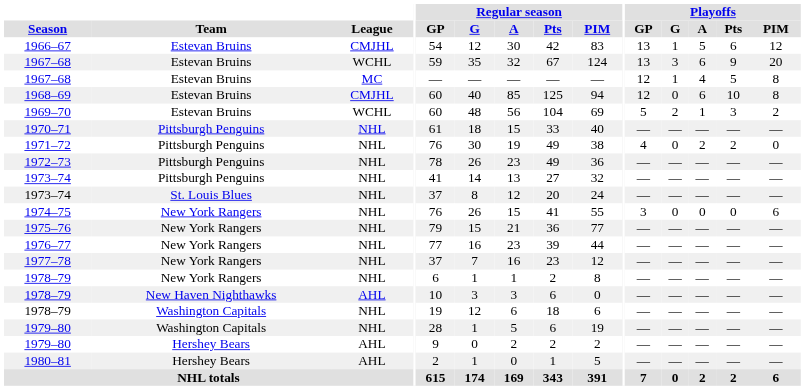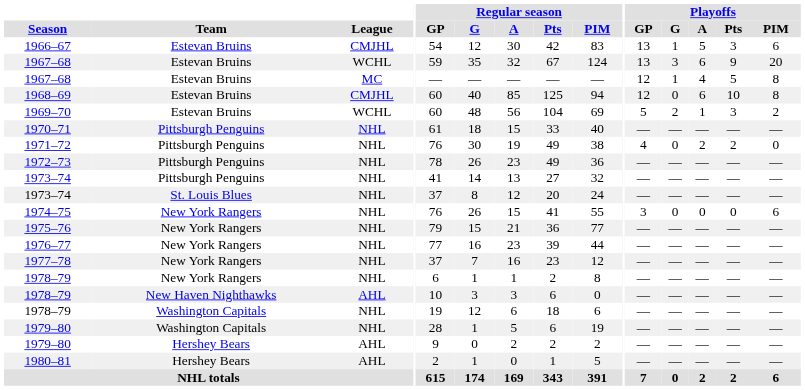(733, 45) 6 -> (733, 45) 3
(776, 45) 12 -> (776, 45) 6
